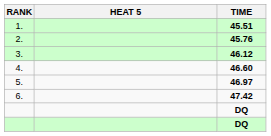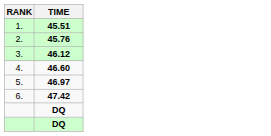- column: (126, 12)
